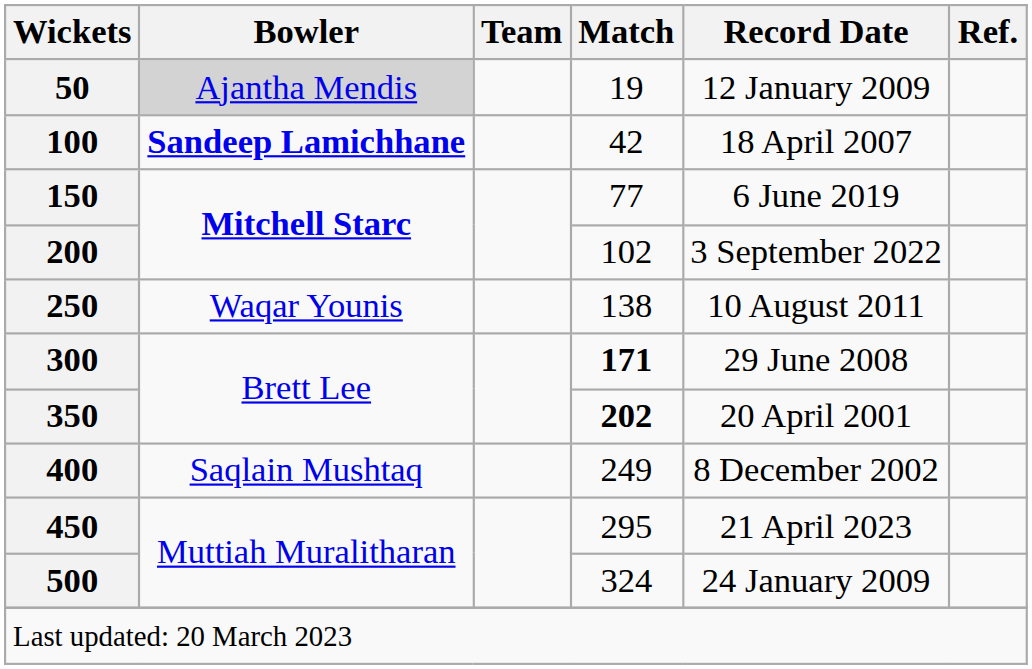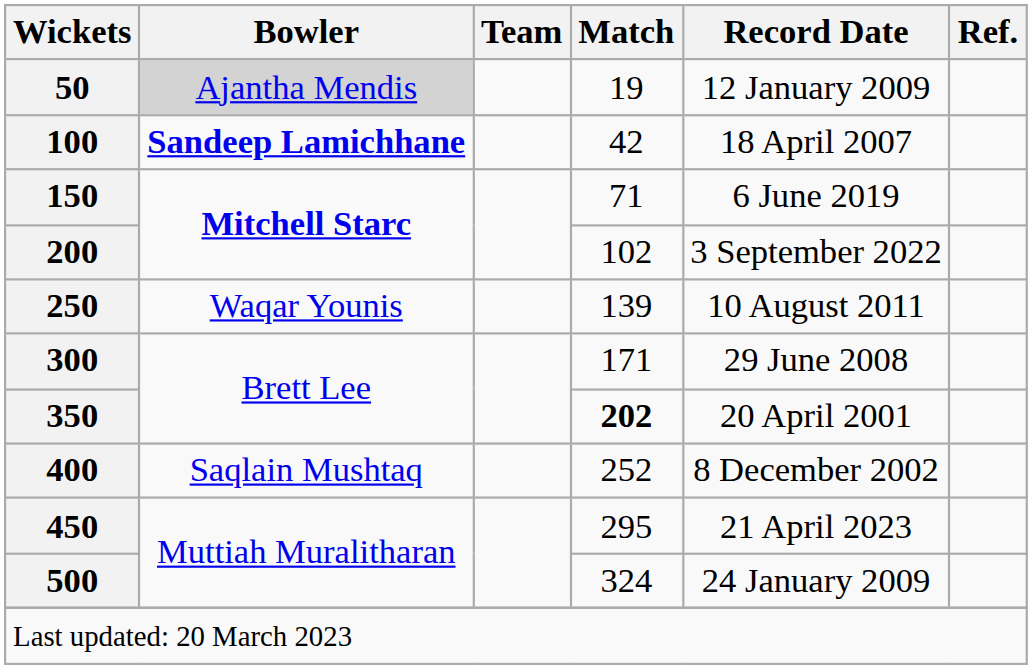(626, 196) 77 -> (626, 196) 71
(626, 305) 138 -> (626, 305) 139
(626, 360) bold -> (626, 360) normal
(626, 470) 249 -> (626, 470) 252
